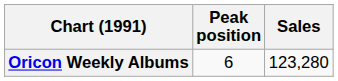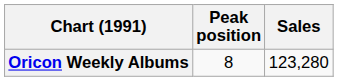(229, 62) 6 -> (229, 62) 8
